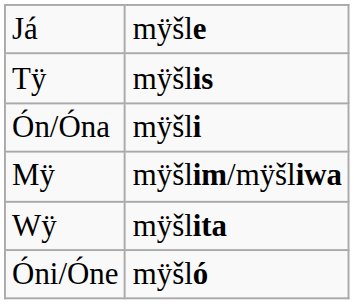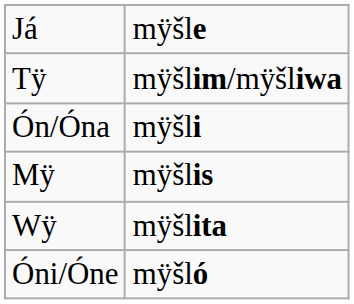(173, 77) mÿšlis -> (237, 77) mÿšlim/mÿšliwa
(237, 175) mÿšlim/mÿšliwa -> (173, 175) mÿšlis
